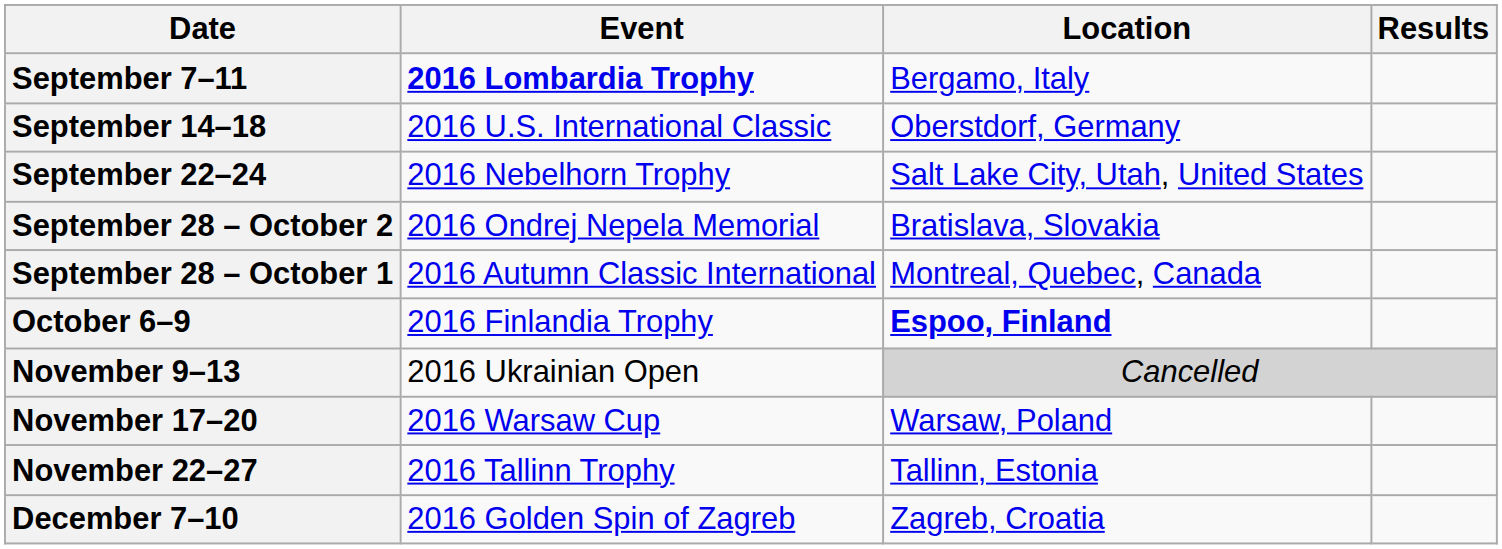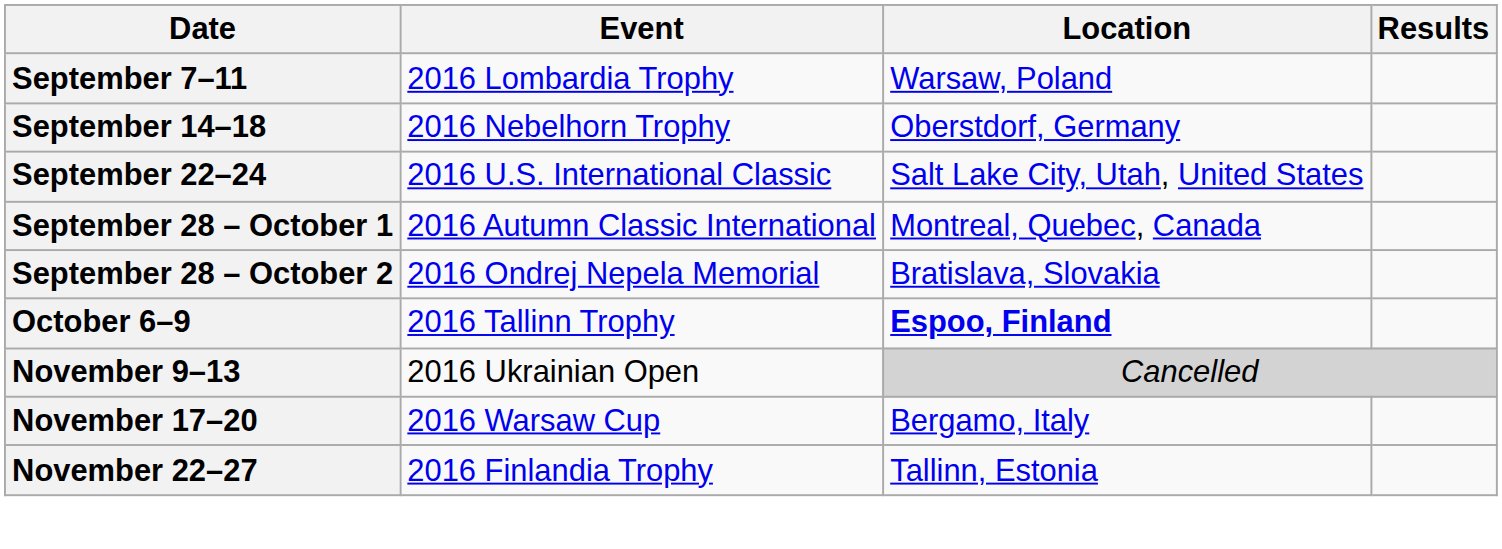(581, 77) bold -> (570, 77) normal
(990, 77) Bergamo, Italy -> (1001, 77) Warsaw, Poland
(619, 126) 2016 U.S. International Classic -> (569, 126) 2016 Nebelhorn Trophy
(569, 175) 2016 Nebelhorn Trophy -> (619, 175) 2016 U.S. International Classic
rows swapped: (203, 273) <-> (203, 224)
(560, 322) 2016 Finlandia Trophy -> (541, 322) 2016 Tallinn Trophy
(1001, 420) Warsaw, Poland -> (990, 420) Bergamo, Italy
(541, 469) 2016 Tallinn Trophy -> (560, 469) 2016 Finlandia Trophy
- row: (125, 518)
